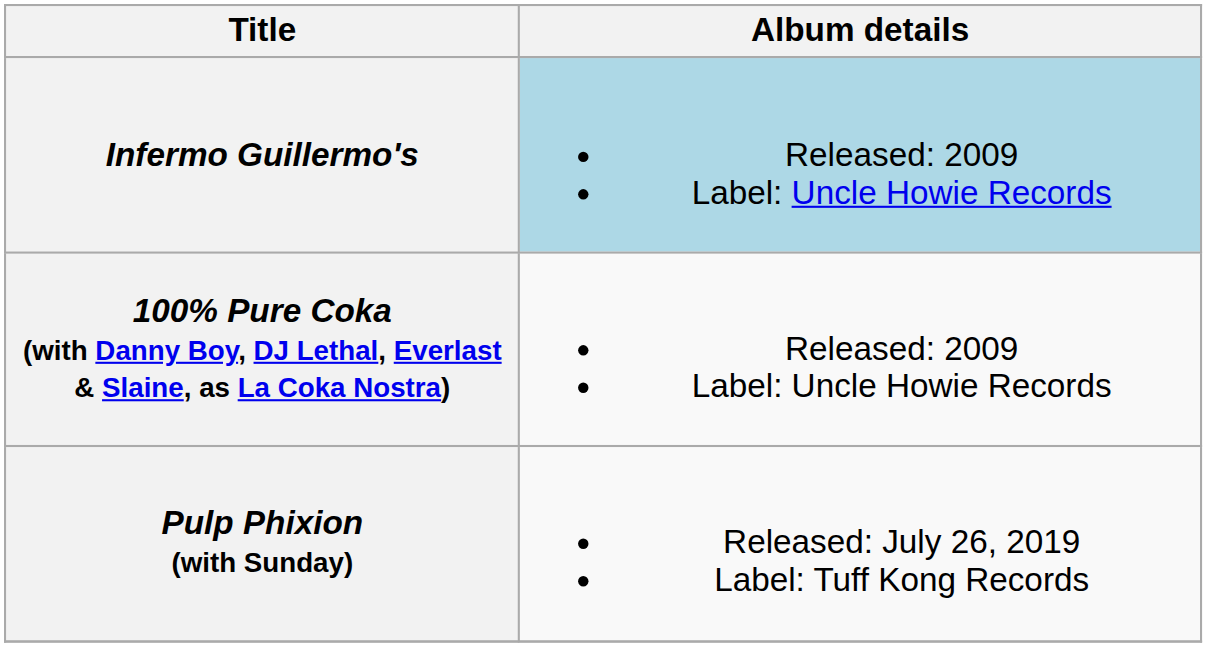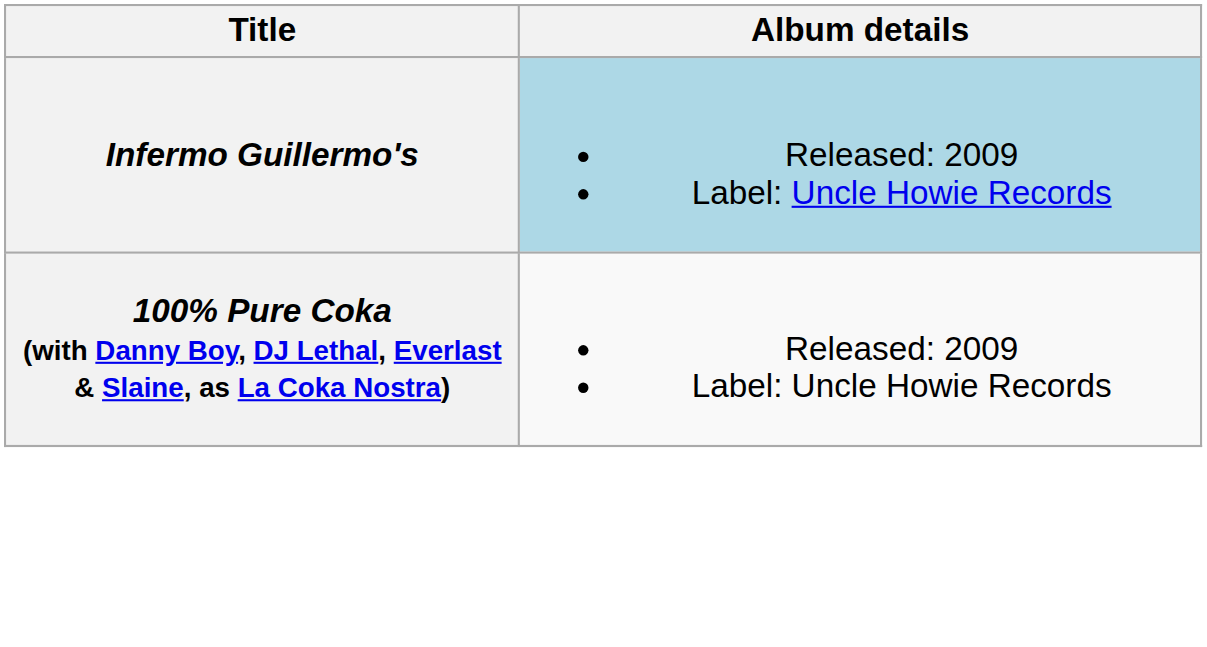- row: (262, 542)
